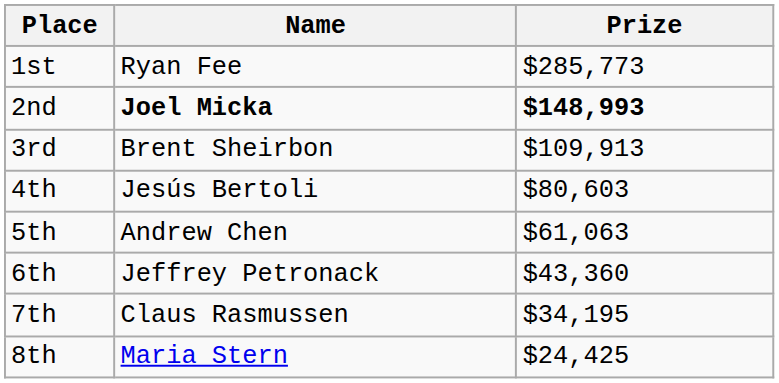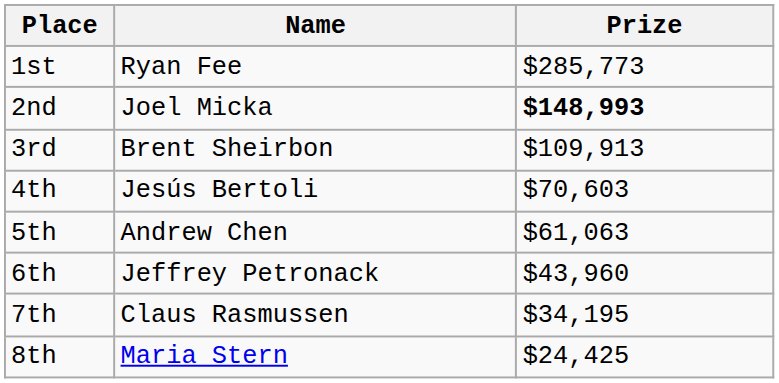(197, 108) bold -> (197, 108) normal
(576, 191) $80,603 -> (576, 191) $70,603
(576, 274) $43,360 -> (576, 274) $43,960
